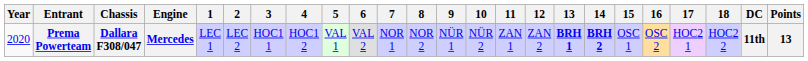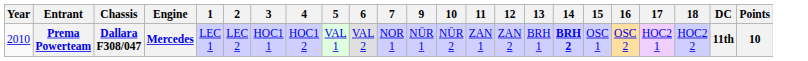- column: (421, 14)
(19, 40) 2020 -> (19, 40) 2010
(569, 40) bold -> (539, 40) normal
(786, 40) 13 -> (755, 40) 10
